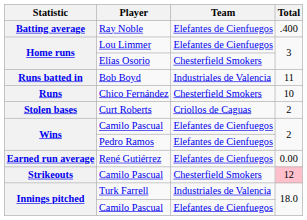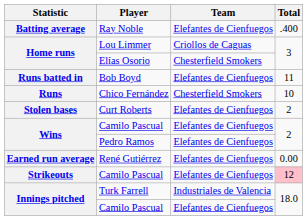(223, 45) Elefantes de Cienfuegos -> (212, 45) Criollos de Caguas
(222, 77) Industriales de Valencia -> (223, 77) Elefantes de Cienfuegos
(212, 110) Criollos de Caguas -> (223, 110) Elefantes de Cienfuegos
(218, 175) Chesterfield Smokers -> (223, 175) Elefantes de Cienfuegos
